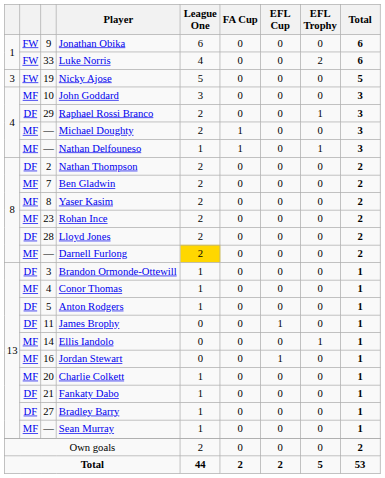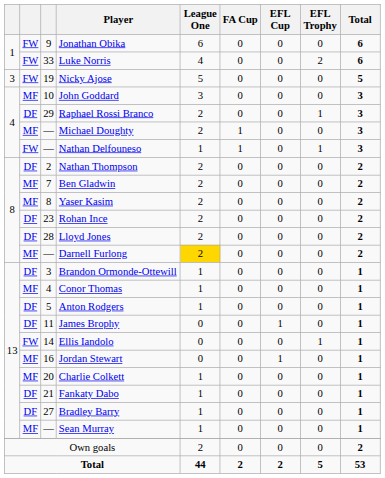(30, 148) MF -> (30, 148) FW
(30, 219) MF -> (30, 219) DF
(30, 341) MF -> (30, 341) FW
